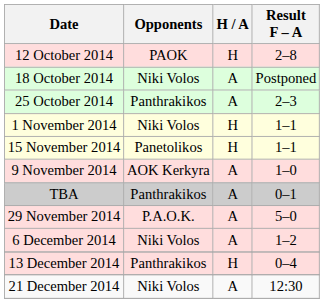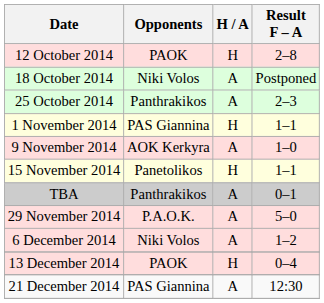(168, 124) Niki Volos -> (168, 124) PAS Giannina
rows swapped: (64, 170) <-> (64, 147)
(168, 263) Panthrakikos -> (168, 263) PAOK
(168, 286) Niki Volos -> (168, 286) PAS Giannina
